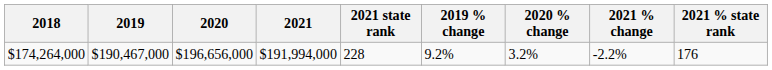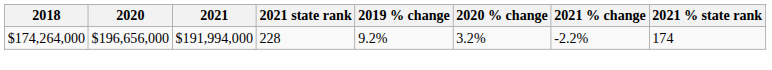- column: (130, 23)
(688, 53) 176 -> (663, 37) 174
